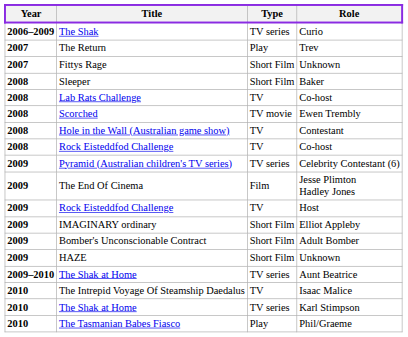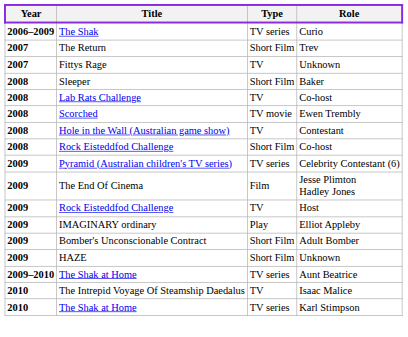(259, 48) Play -> (272, 48) Short Film
(272, 64) Short Film -> (257, 64) TV
(257, 147) TV -> (272, 147) Short Film
(272, 224) Short Film -> (259, 224) Play
- row: (120, 323)
